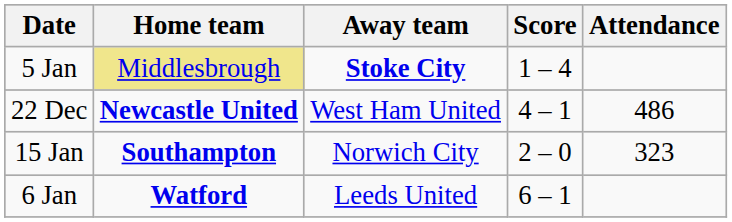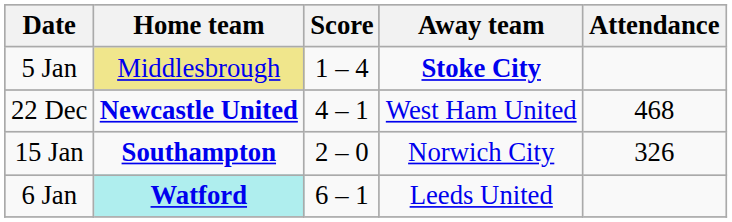columns swapped: (545, 25) <-> (406, 25)
(654, 110) 486 -> (654, 110) 468
(654, 152) 323 -> (654, 152) 326
(199, 195) no background -> (199, 195) paleturquoise background
